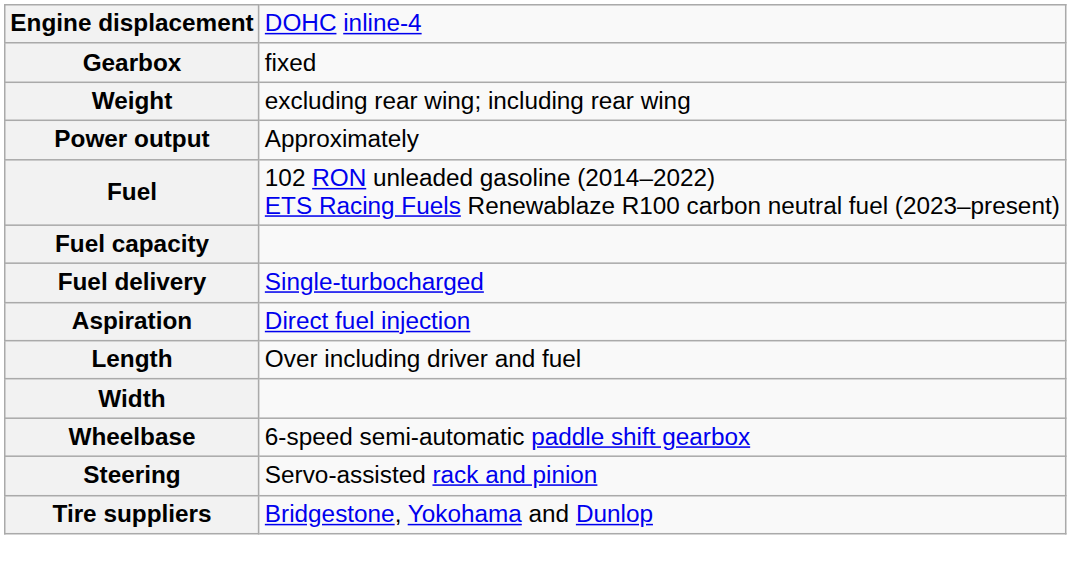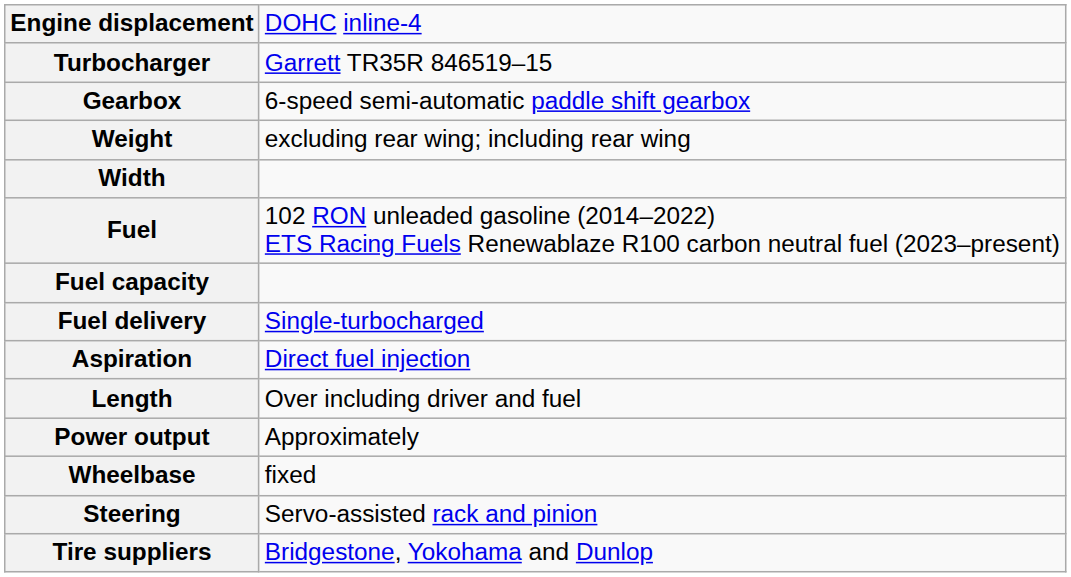+ row: (132, 62)
(291, 62) fixed -> (508, 100) 6-speed semi-automatic paddle shift gearbox
rows swapped: (132, 139) <-> (132, 398)
(508, 436) 6-speed semi-automatic paddle shift gearbox -> (291, 475) fixed
